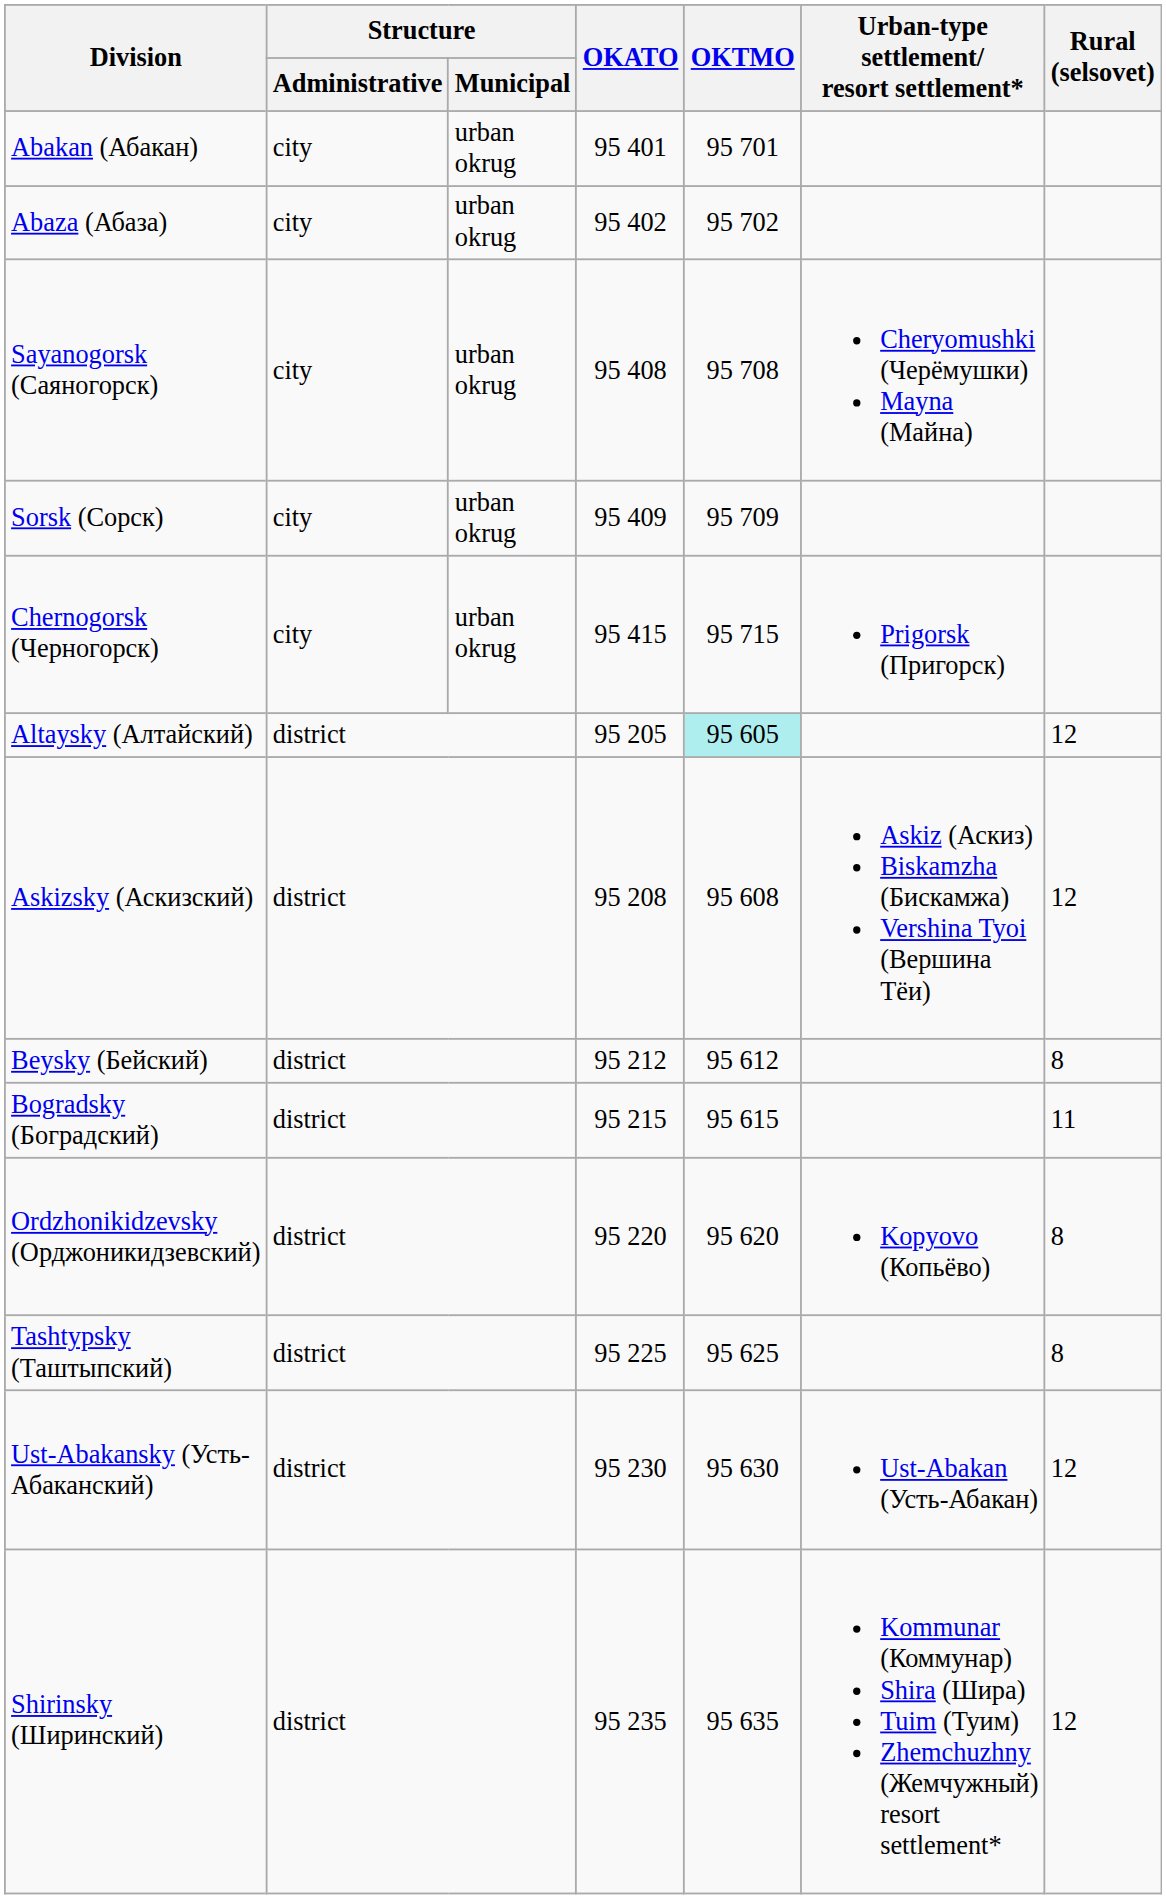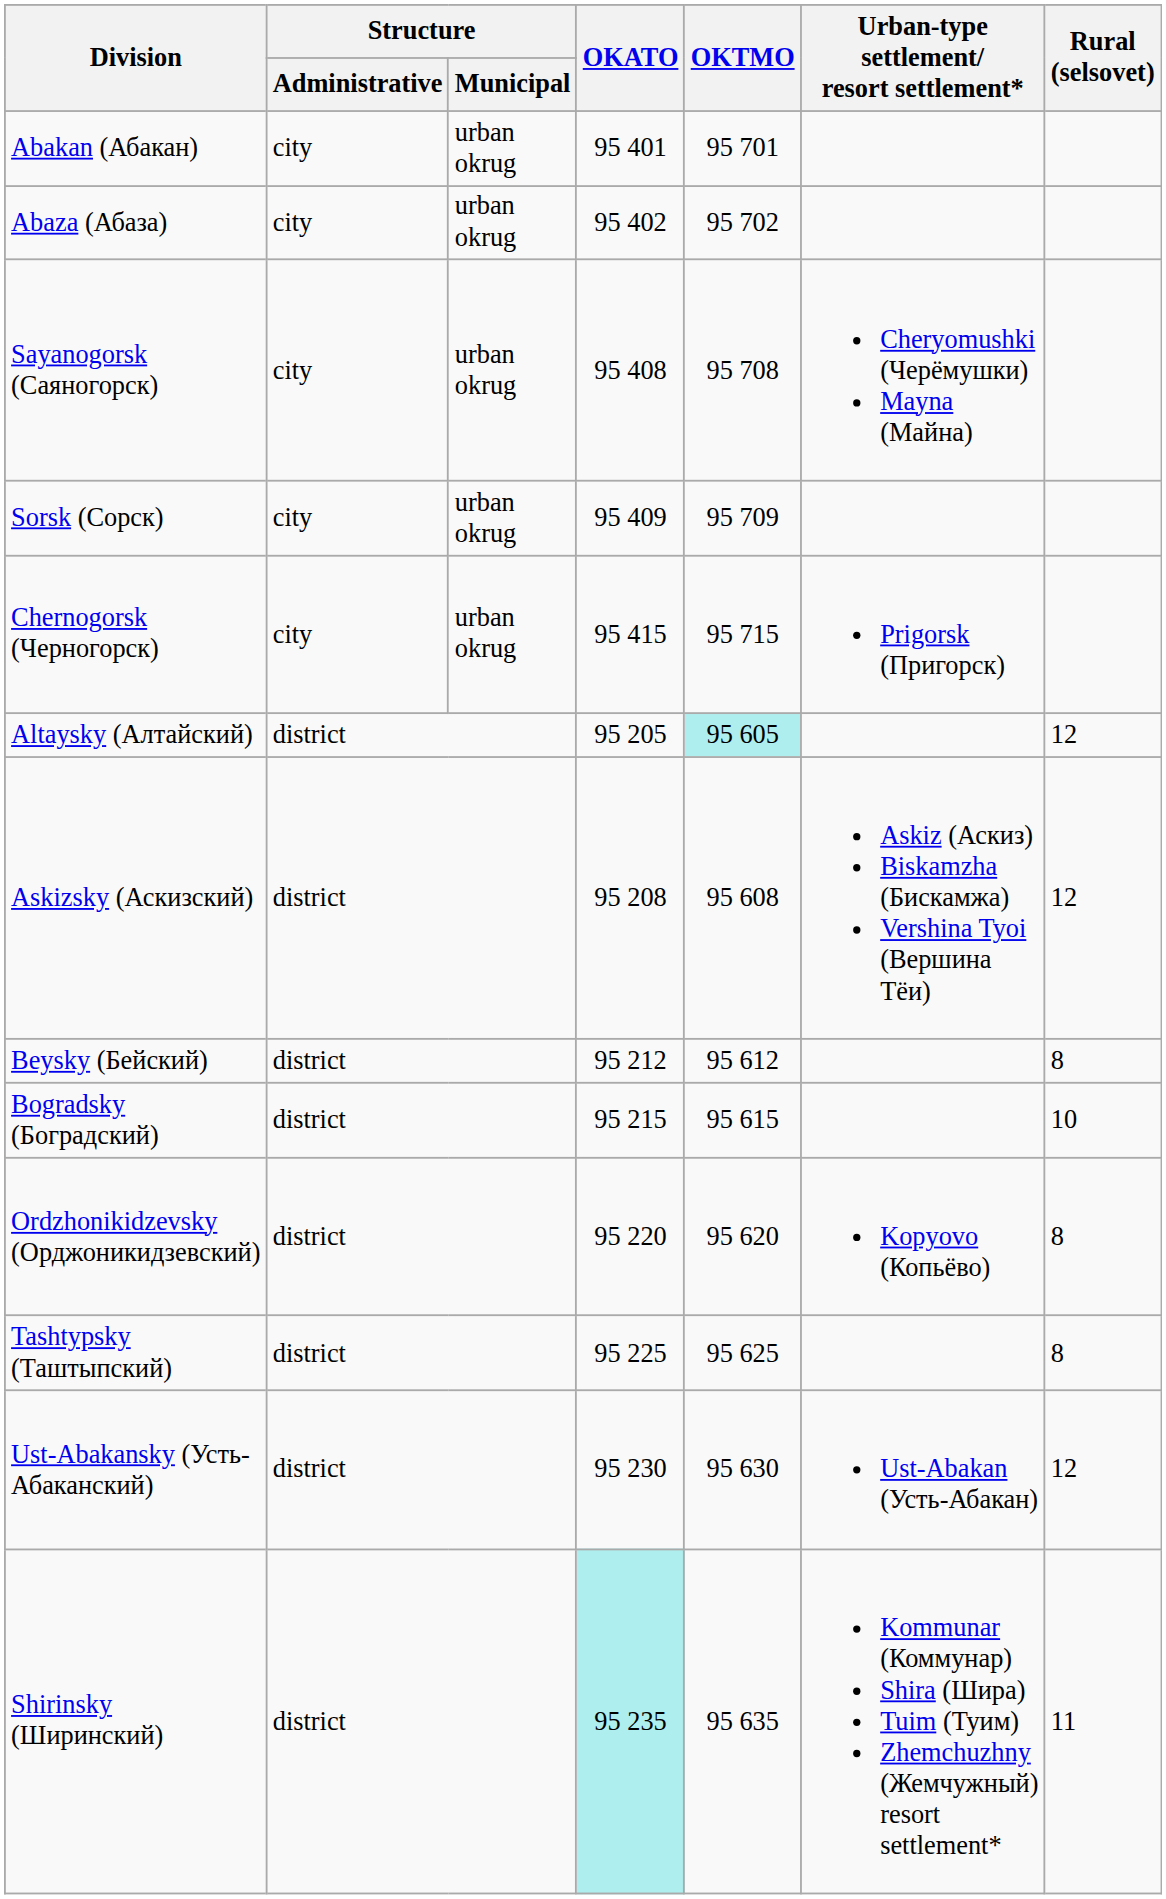(1063, 1120) 11 -> (1064, 1120) 10
(631, 1721) no background -> (631, 1721) paleturquoise background
(1064, 1721) 12 -> (1063, 1721) 11
